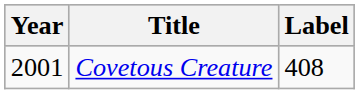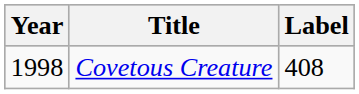(37, 66) 2001 -> (37, 66) 1998
